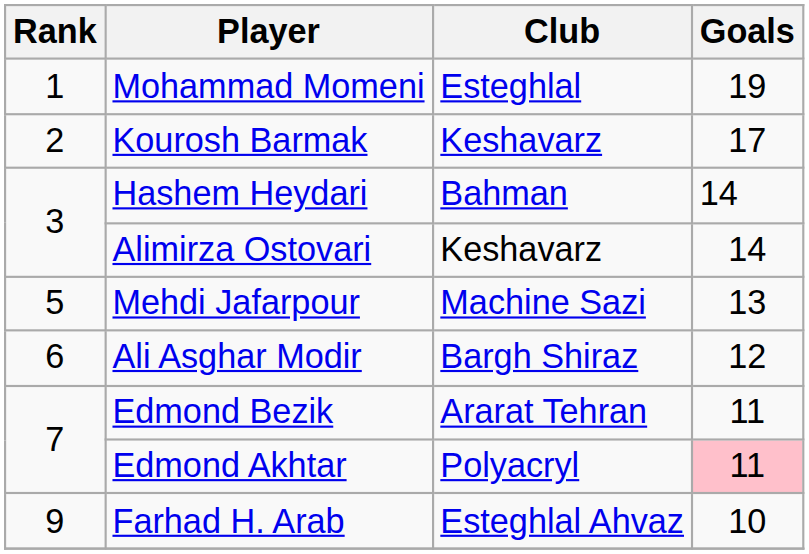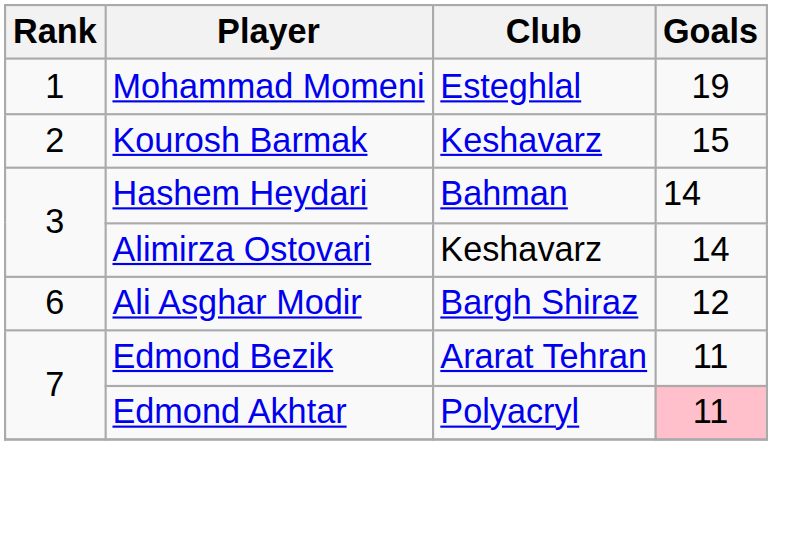(747, 140) 17 -> (711, 140) 15
- row: (236, 303)
- row: (229, 520)
